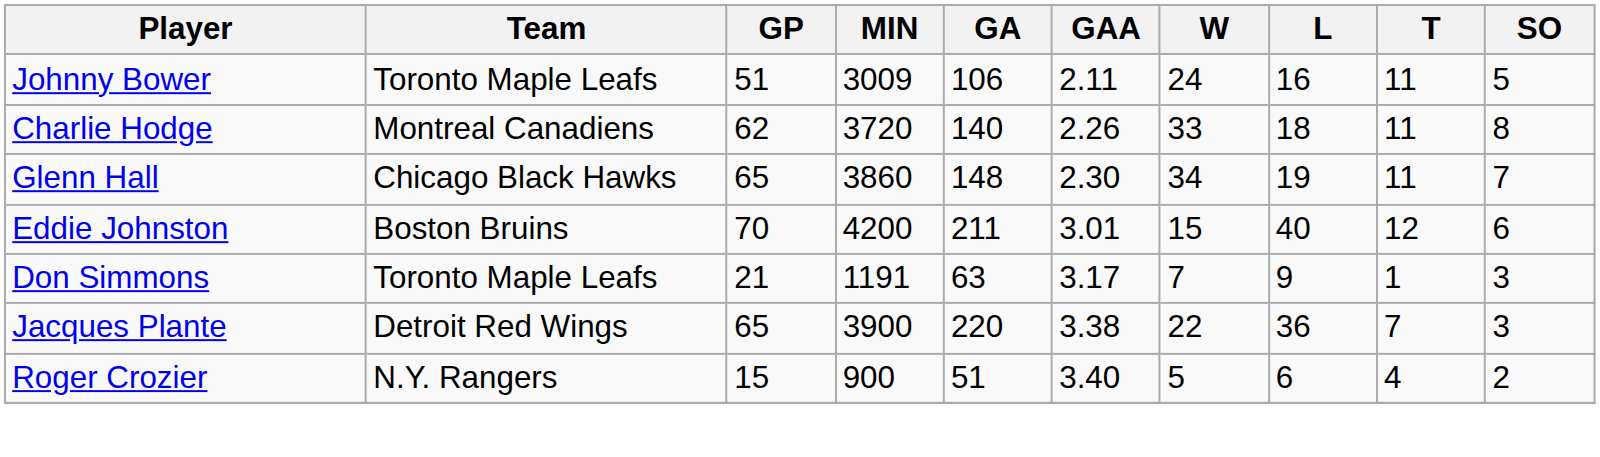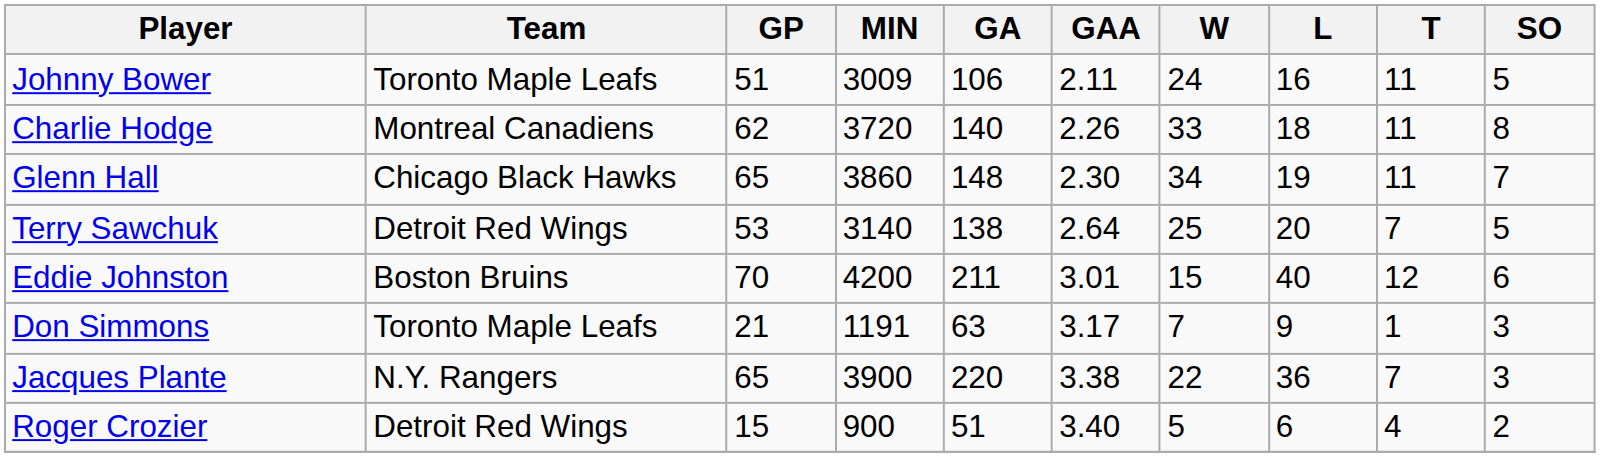+ row: (115, 228)
(501, 327) Detroit Red Wings -> (465, 377) N.Y. Rangers
(465, 377) N.Y. Rangers -> (501, 427) Detroit Red Wings
